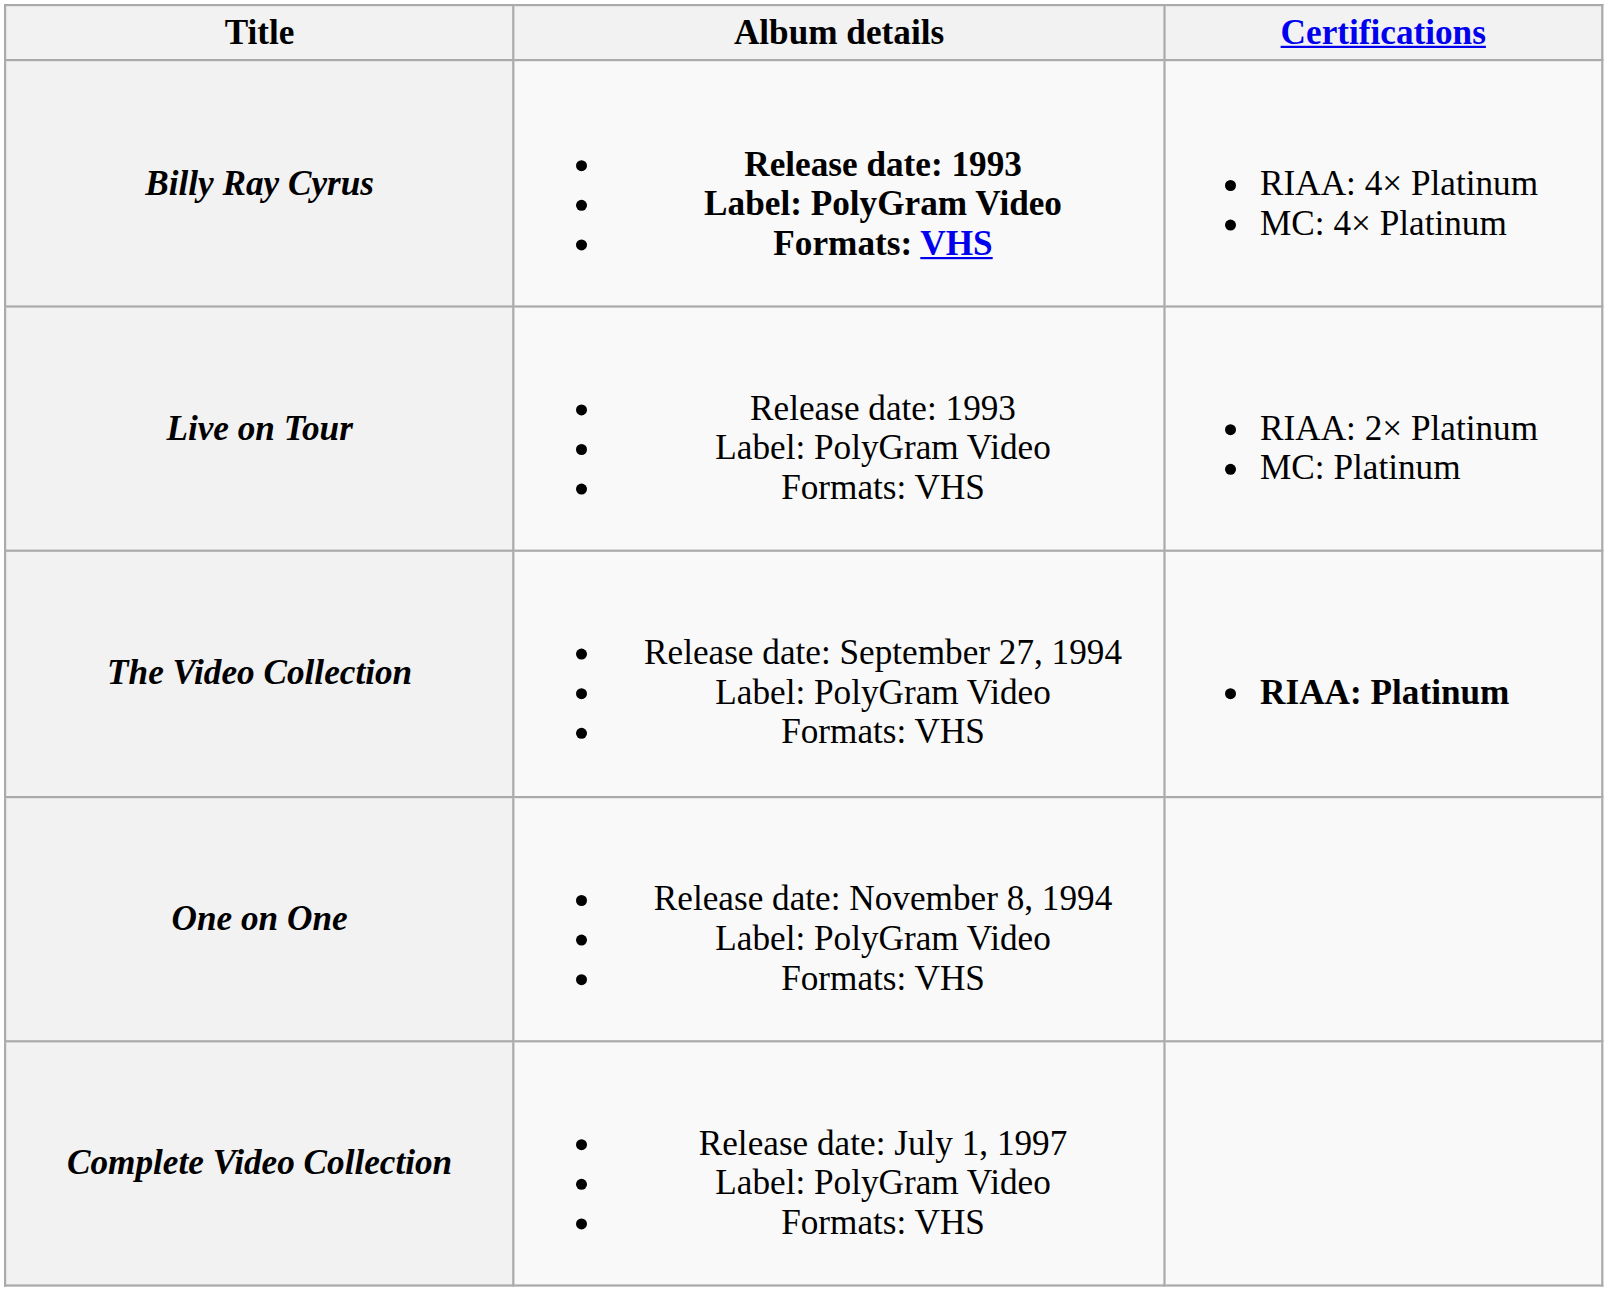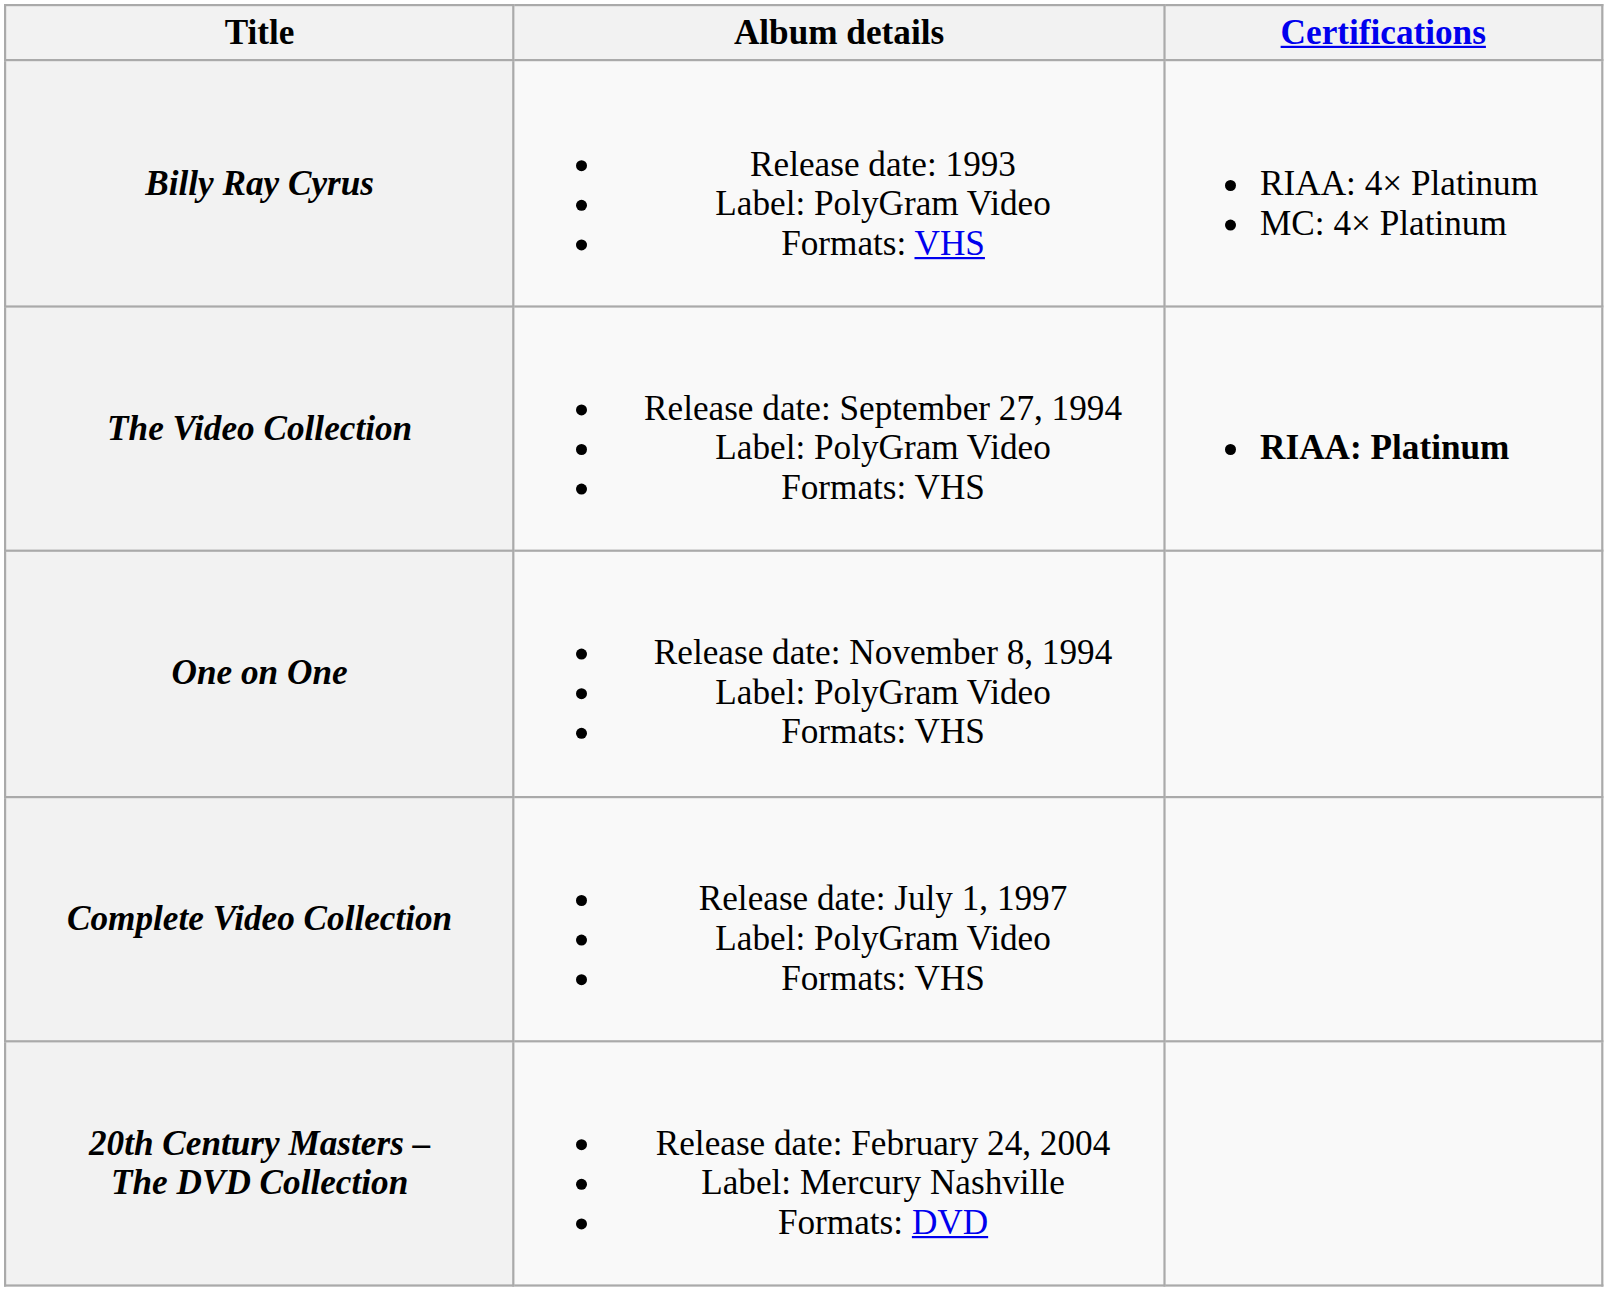(839, 203) bold -> (839, 203) normal
- row: (260, 427)
+ row: (260, 1162)
